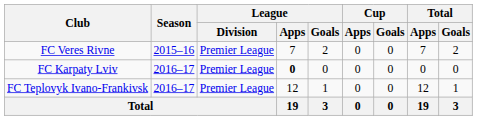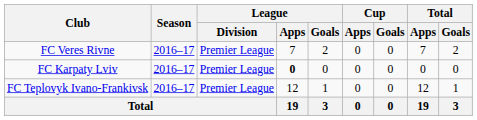(174, 50) 2015–16 -> (174, 50) 2016–17
